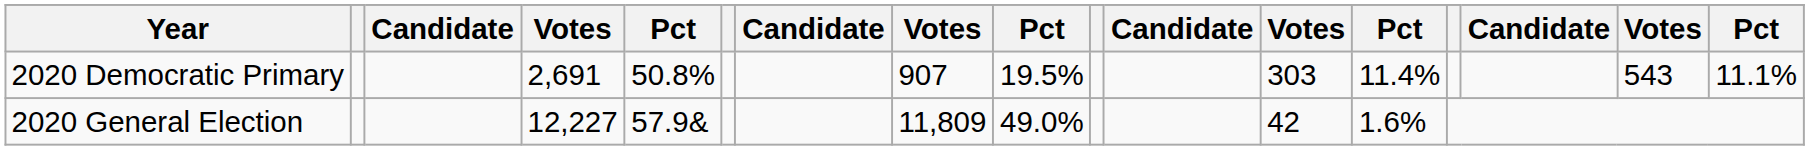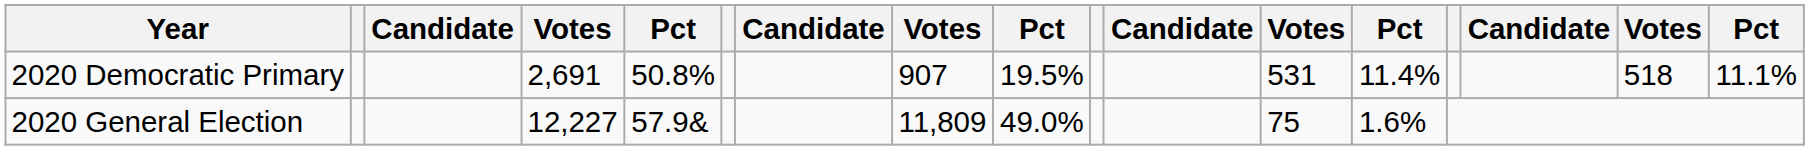(1292, 75) 303 -> (1292, 75) 531
(1648, 75) 543 -> (1648, 75) 518
(1284, 122) 42 -> (1284, 122) 75
